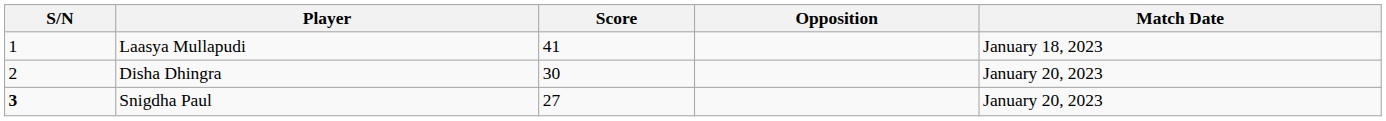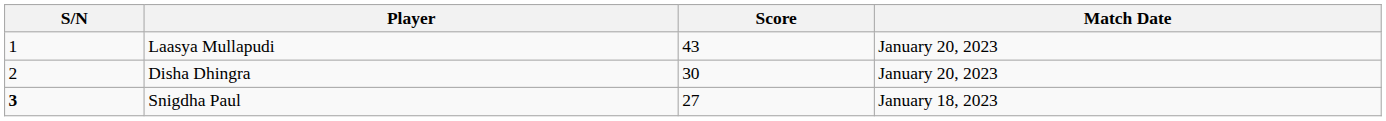- column: (837, 18)
(552, 45) 41 -> (691, 45) 43
(1043, 45) January 18, 2023 -> (938, 45) January 20, 2023
(1043, 101) January 20, 2023 -> (938, 101) January 18, 2023
